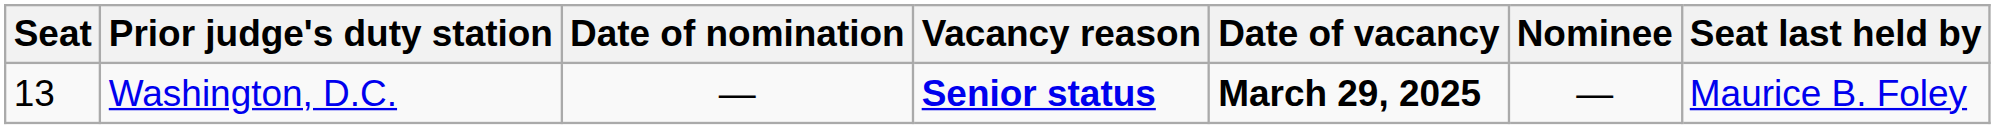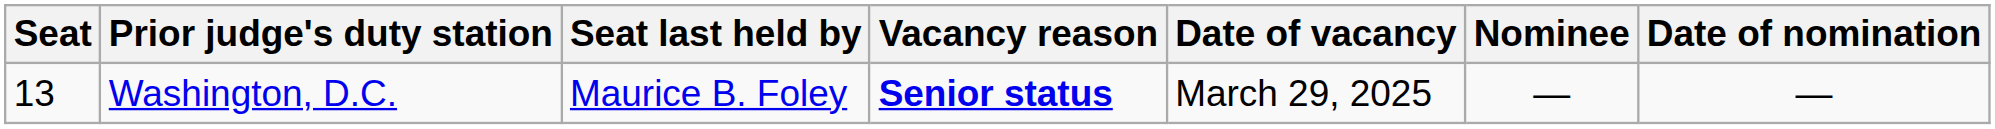columns swapped: (1836, 33) <-> (737, 33)
(1350, 92) bold -> (1304, 92) normal
